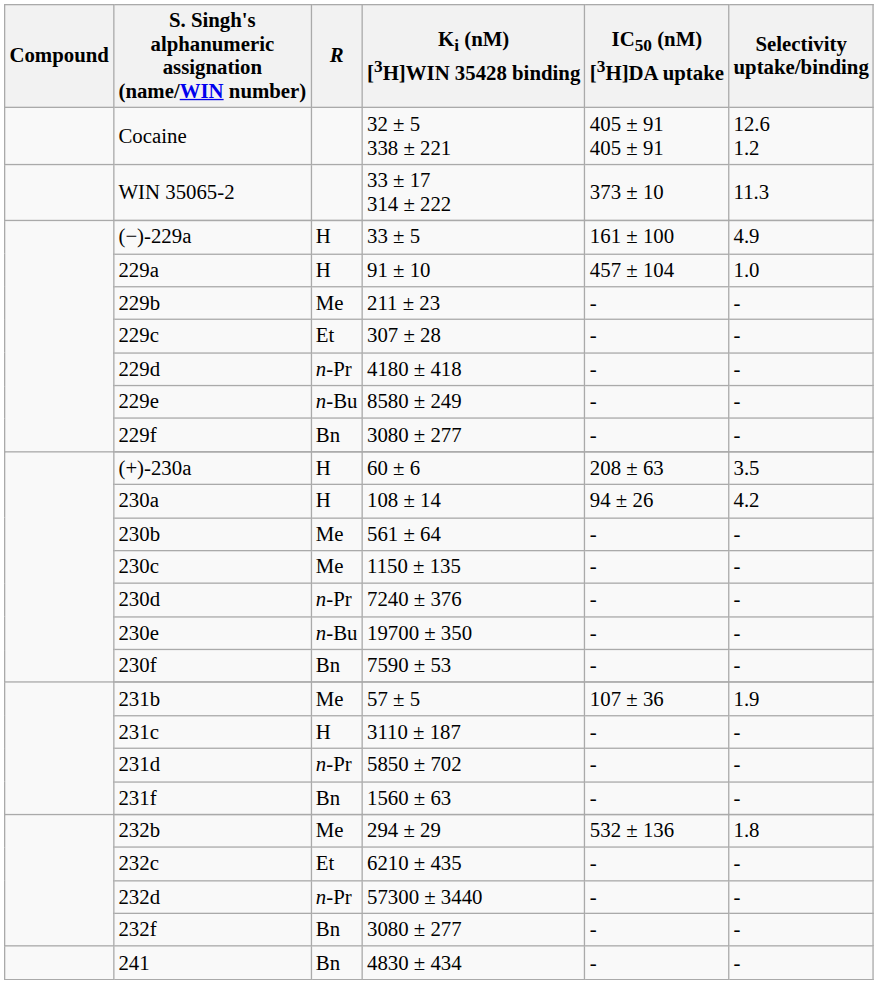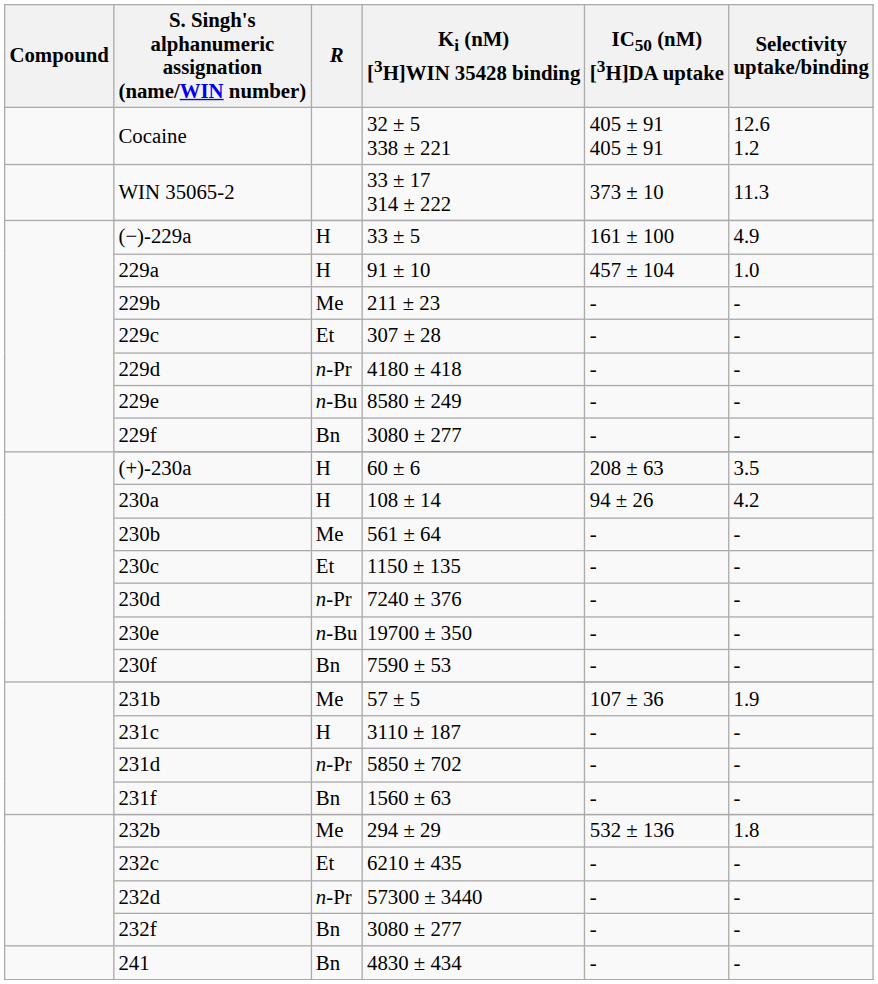(330, 566) Me -> (325, 566) Et
